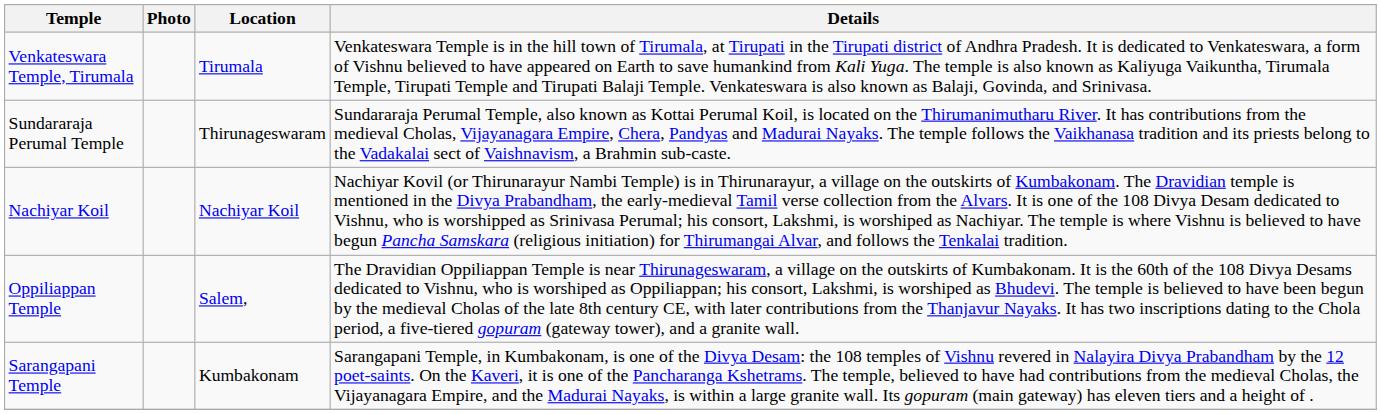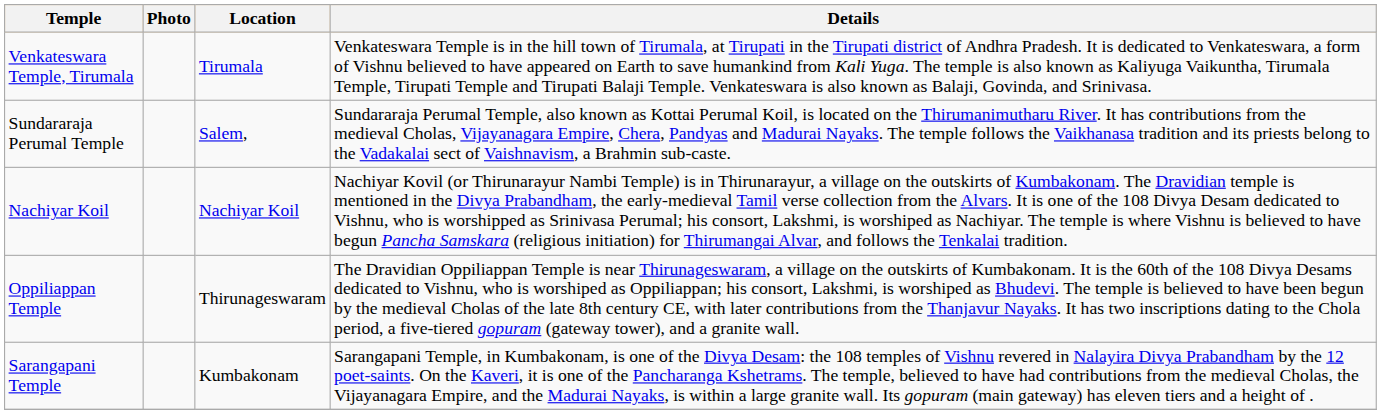(262, 133) Thirunageswaram -> (223, 133) Salem,
(223, 298) Salem, -> (262, 298) Thirunageswaram
